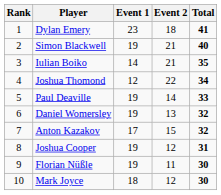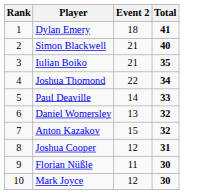- column: (133, 13)
